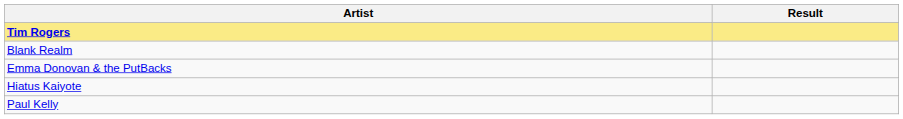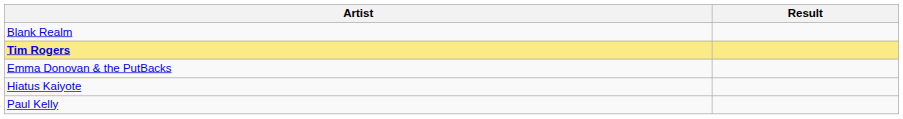rows swapped: (39, 31) <-> (40, 50)
